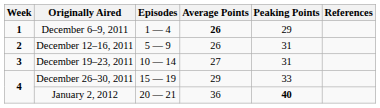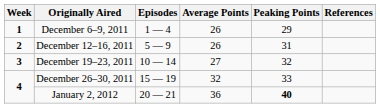(215, 29) bold -> (215, 29) normal
(287, 62) 31 -> (287, 62) 32
(215, 78) 29 -> (215, 78) 32
